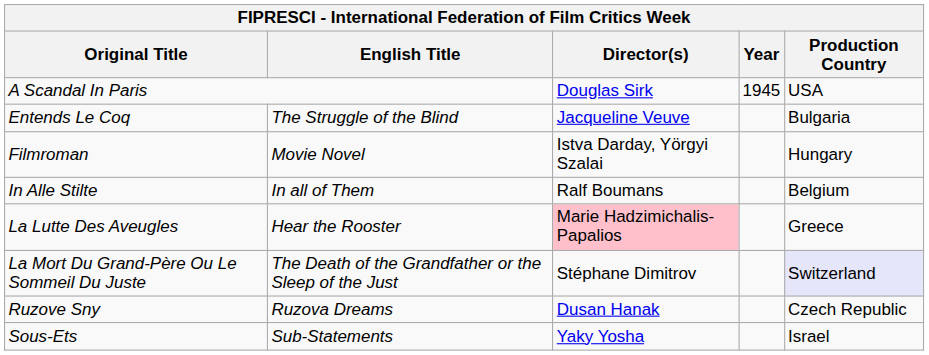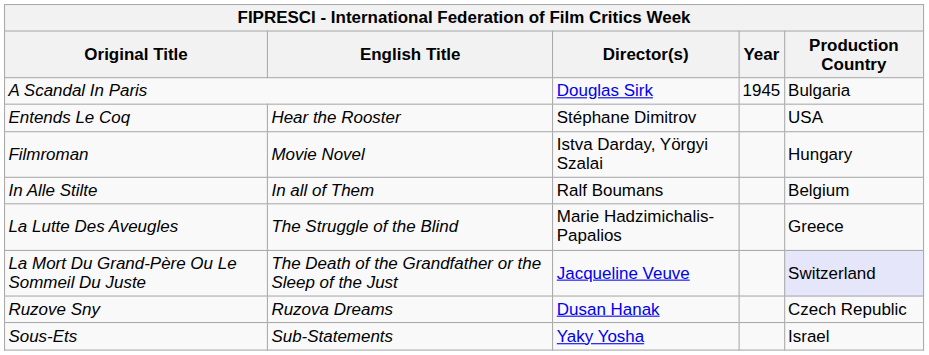(806, 90) USA -> (819, 90) Bulgaria
(365, 117) The Struggle of the Blind -> (336, 117) Hear the Rooster
(623, 117) Jacqueline Veuve -> (627, 117) Stéphane Dimitrov
(819, 117) Bulgaria -> (806, 117) USA
(336, 227) Hear the Rooster -> (365, 227) The Struggle of the Blind
(635, 227) pink background -> (635, 227) no background
(627, 273) Stéphane Dimitrov -> (623, 273) Jacqueline Veuve
